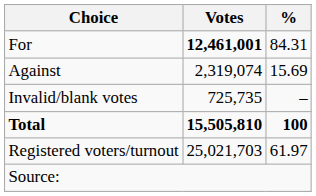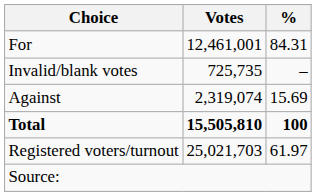(224, 44) bold -> (224, 44) normal
rows swapped: (35, 71) <-> (73, 97)
